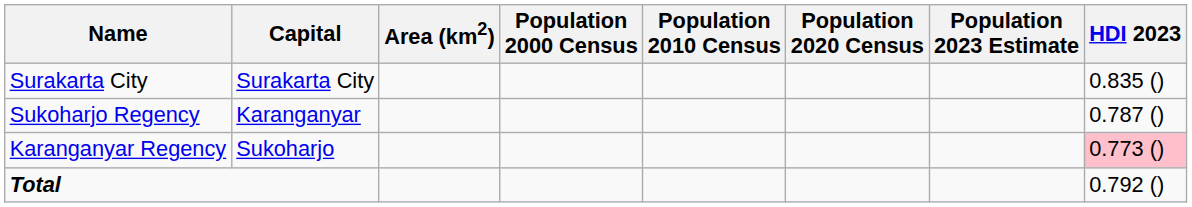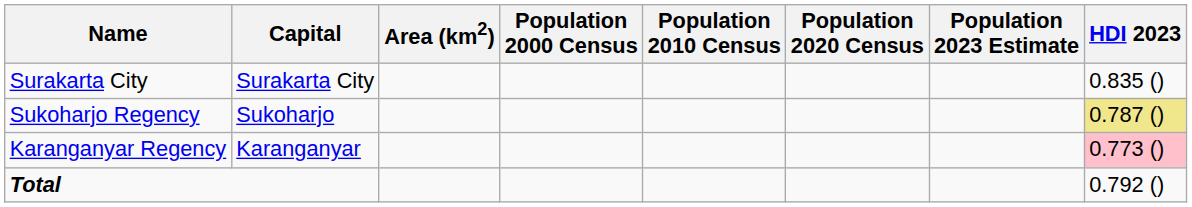(299, 115) Karanganyar -> (285, 115) Sukoharjo
(1127, 115) no background -> (1127, 115) khaki background
(285, 149) Sukoharjo -> (299, 149) Karanganyar
